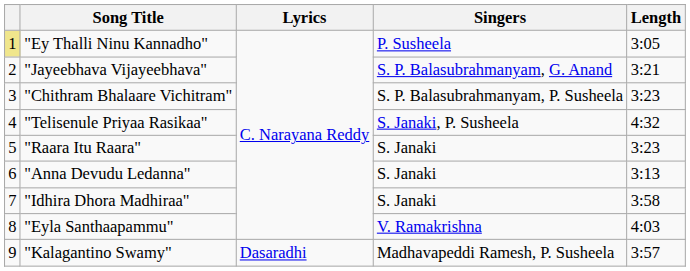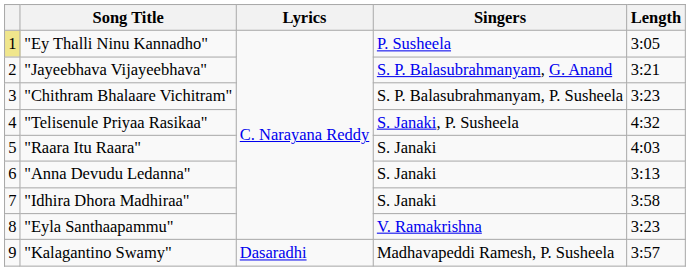(645, 148) 3:23 -> (645, 148) 4:03
(645, 226) 4:03 -> (645, 226) 3:23
